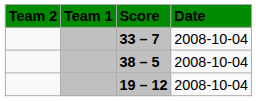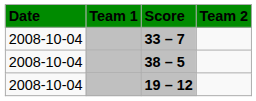columns swapped: (190, 16) <-> (33, 16)
